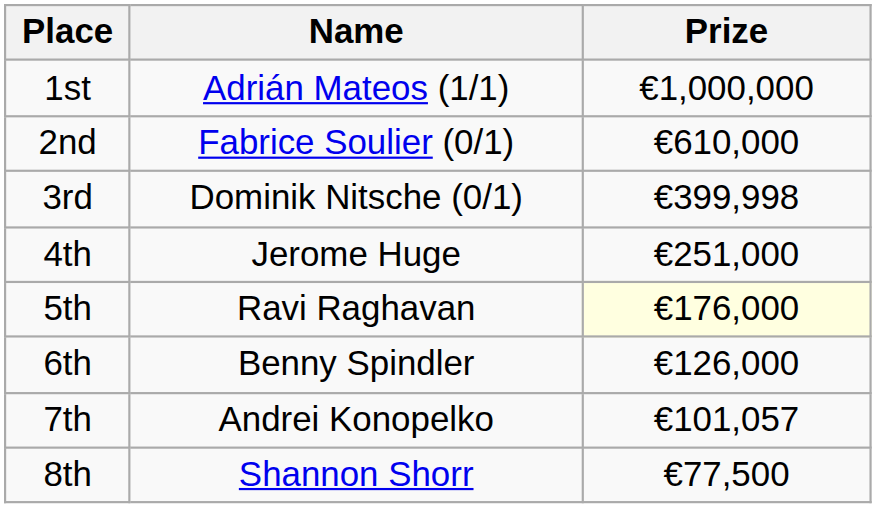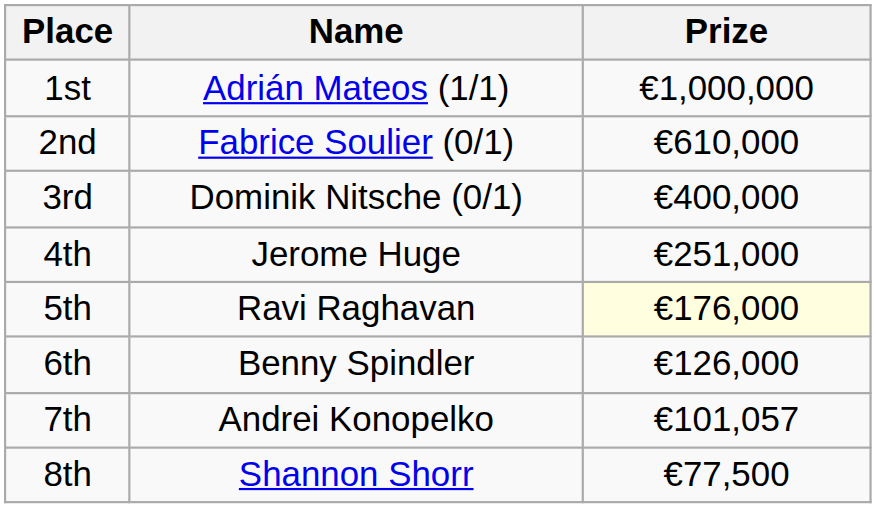(727, 198) €399,998 -> (727, 198) €400,000
